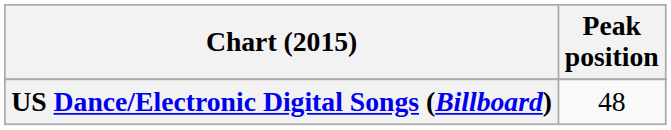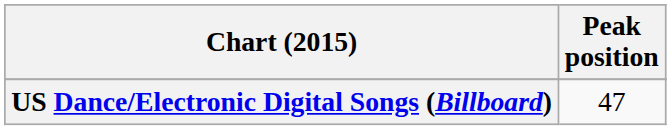(612, 101) 48 -> (612, 101) 47
